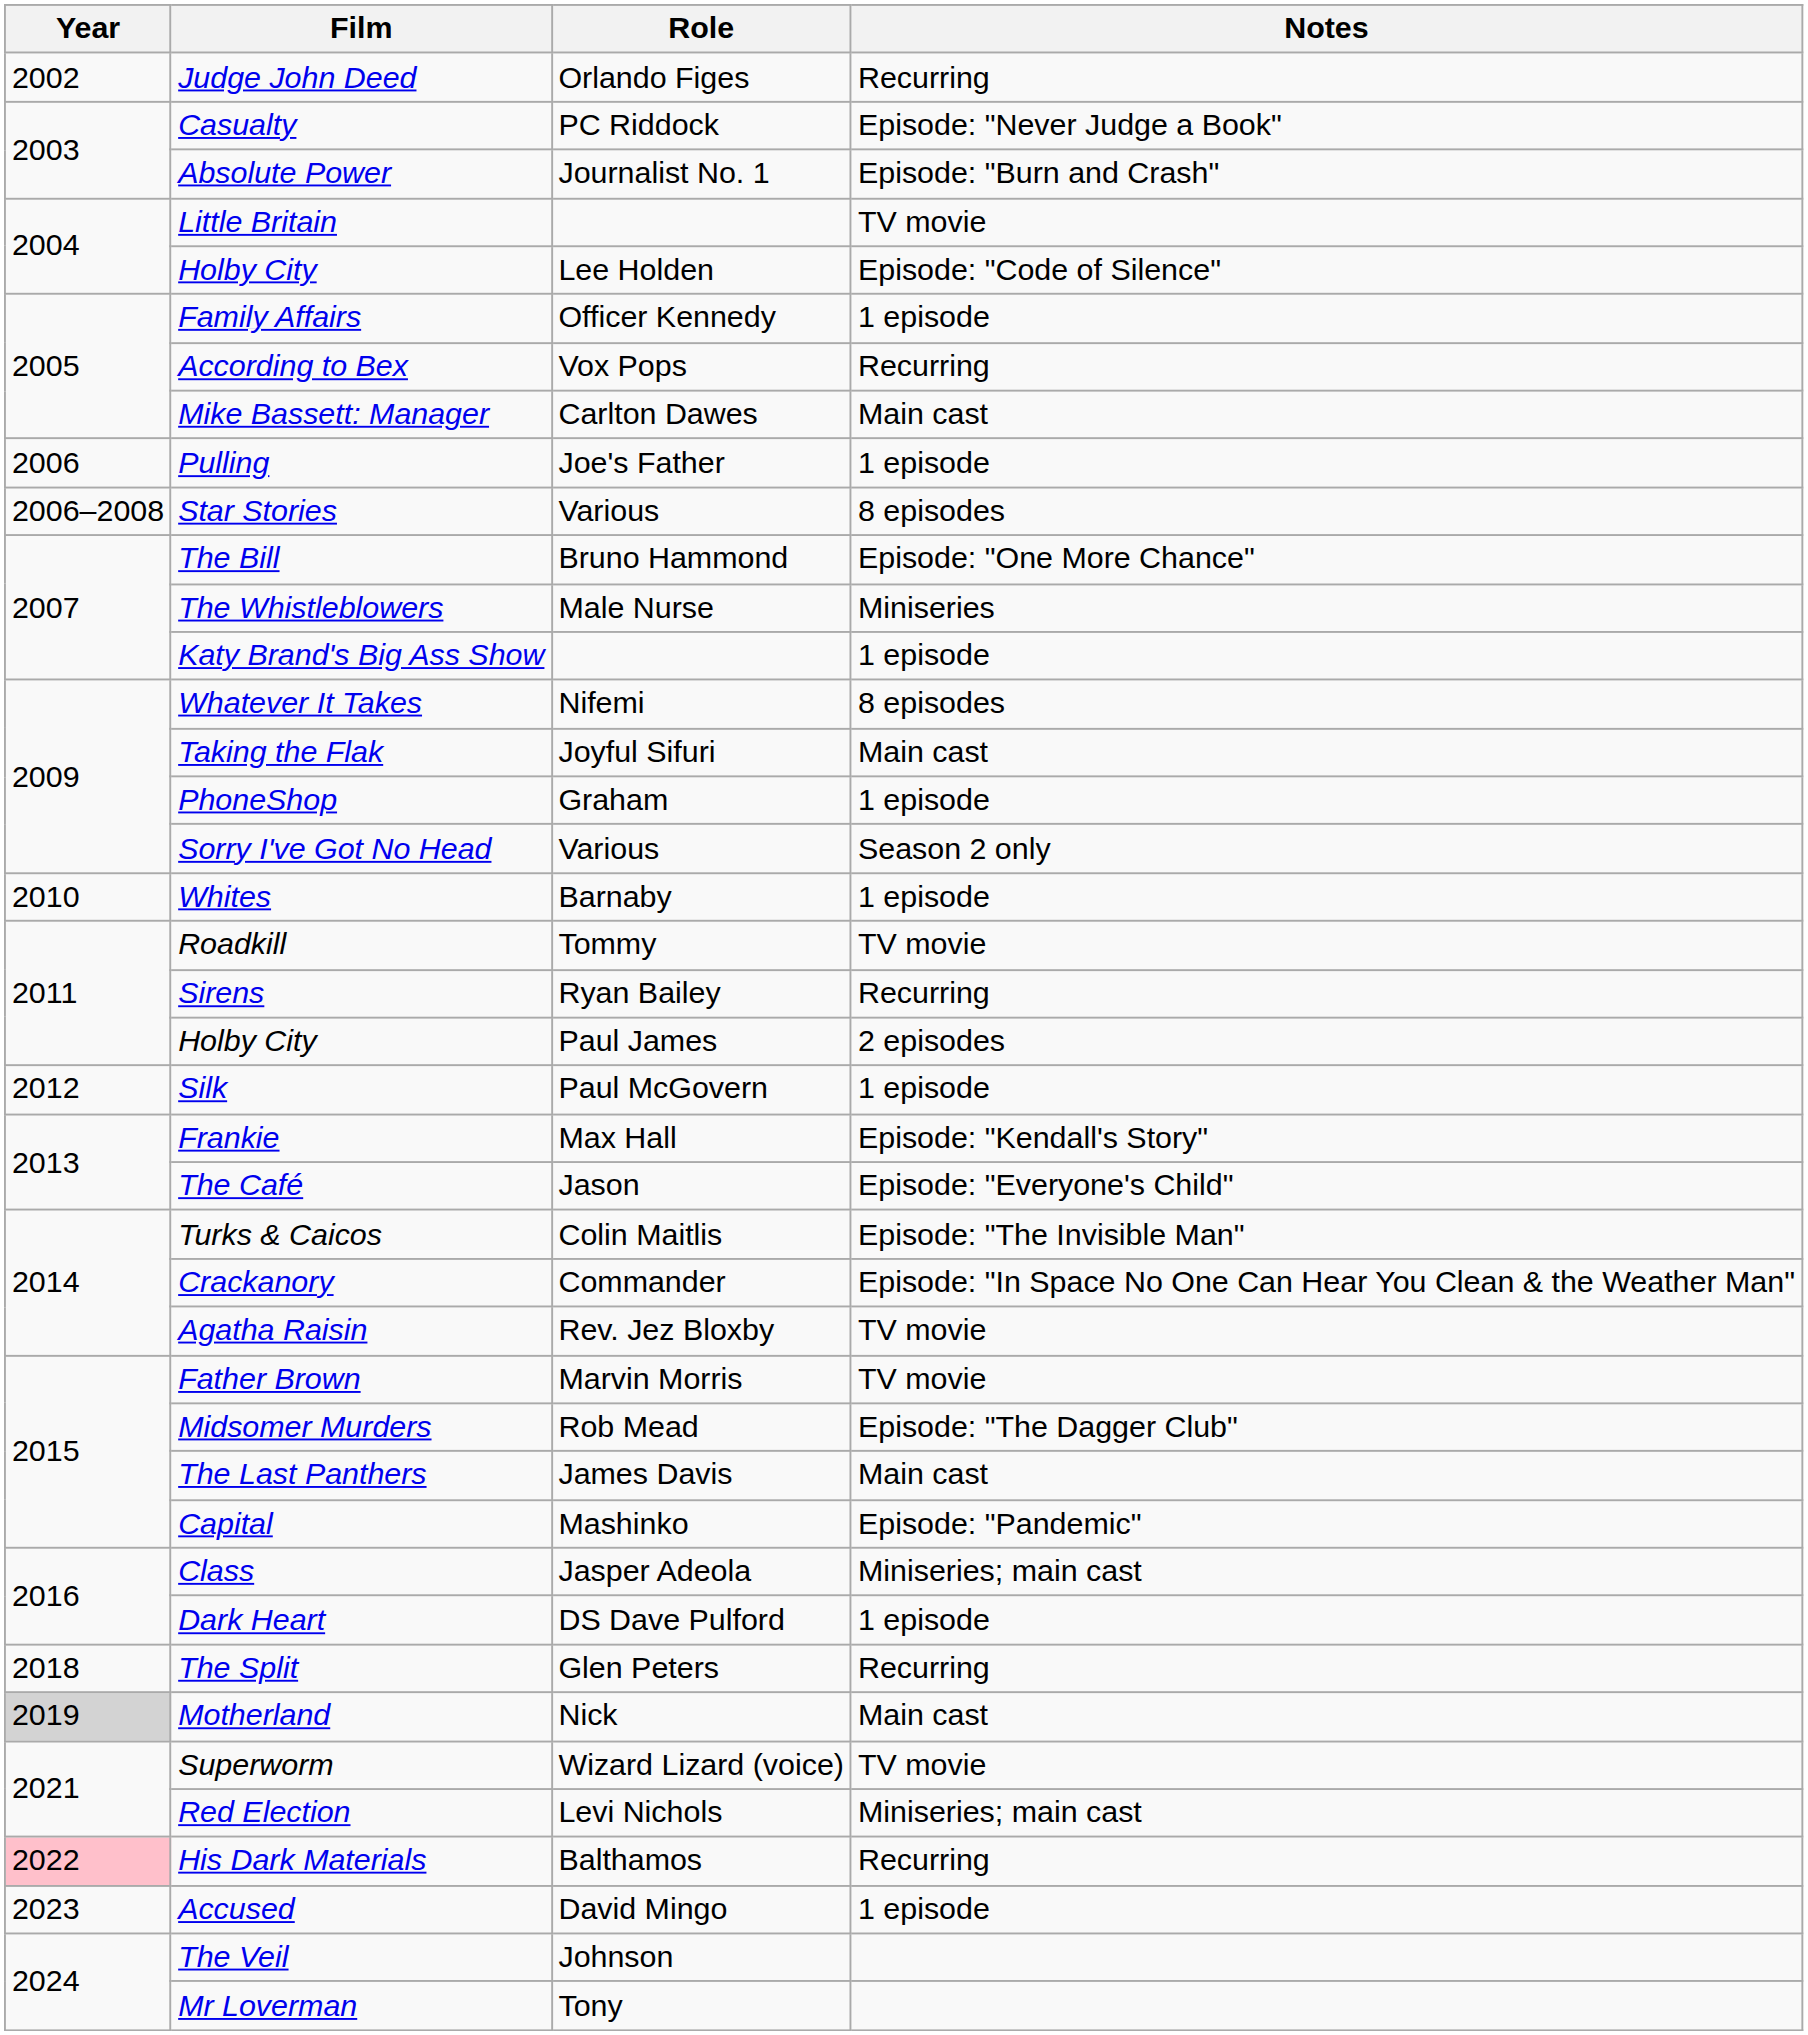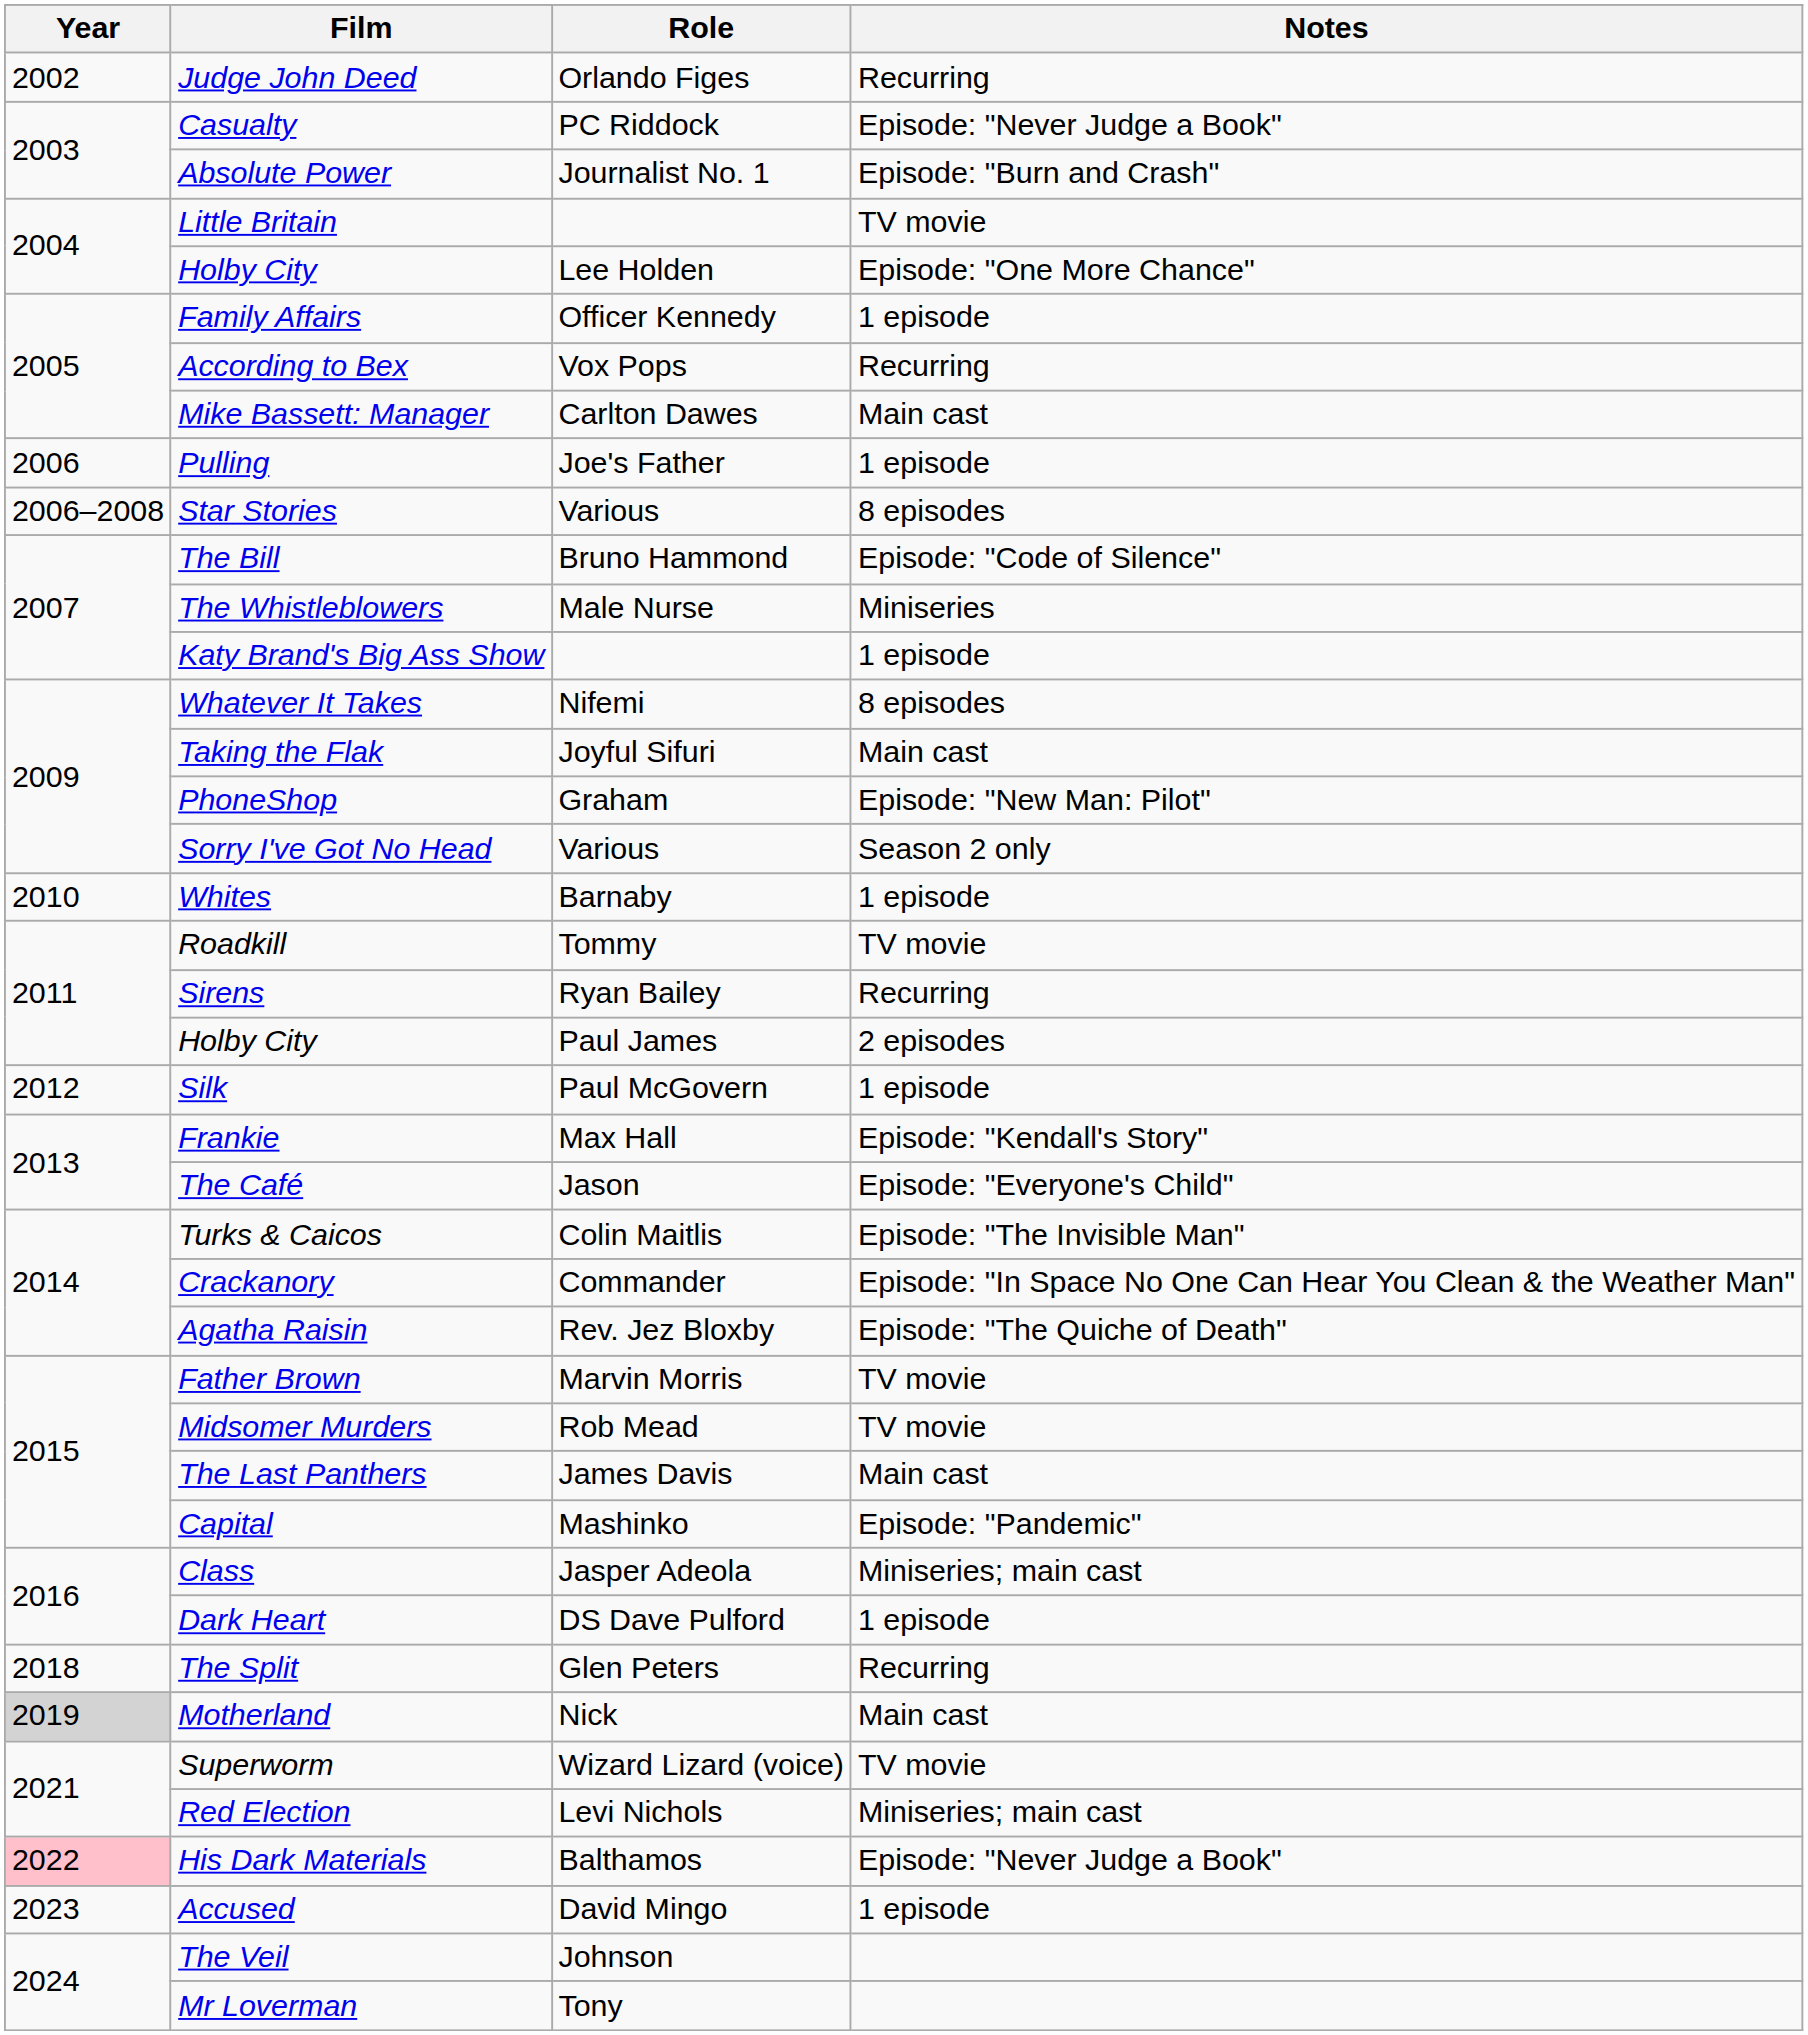(1039, 269) Episode: "Code of Silence" -> (1056, 269) Episode: "One More Chance"
(1056, 558) Episode: "One More Chance" -> (1039, 558) Episode: "Code of Silence"
(924, 800) 1 episode -> (1034, 800) Episode: "New Man: Pilot"
(922, 1330) TV movie -> (1072, 1330) Episode: "The Quiche of Death"
(1048, 1426) Episode: "The Dagger Club" -> (922, 1426) TV movie
(924, 1860) Recurring -> (1070, 1860) Episode: "Never Judge a Book"
